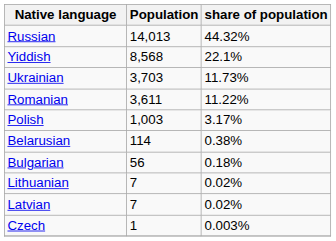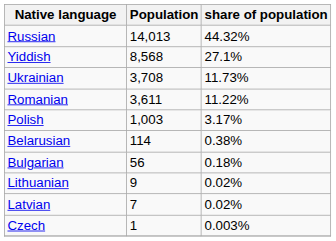(223, 57) 22.1% -> (223, 57) 27.1%
(146, 78) 3,703 -> (146, 78) 3,708
(133, 183) 7 -> (133, 183) 9
